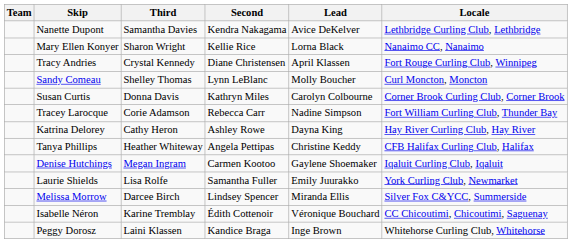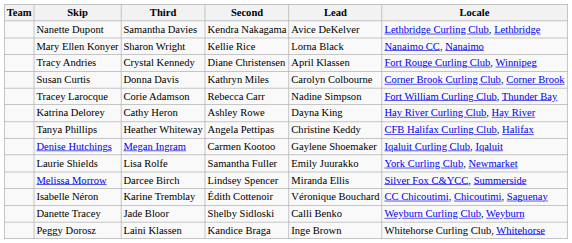- row: (69, 79)
+ row: (69, 213)
